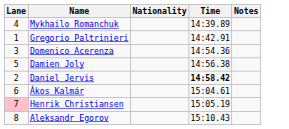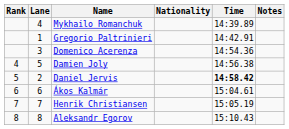+ column: (16, 11)
(16, 104) pink background -> (40, 104) no background
